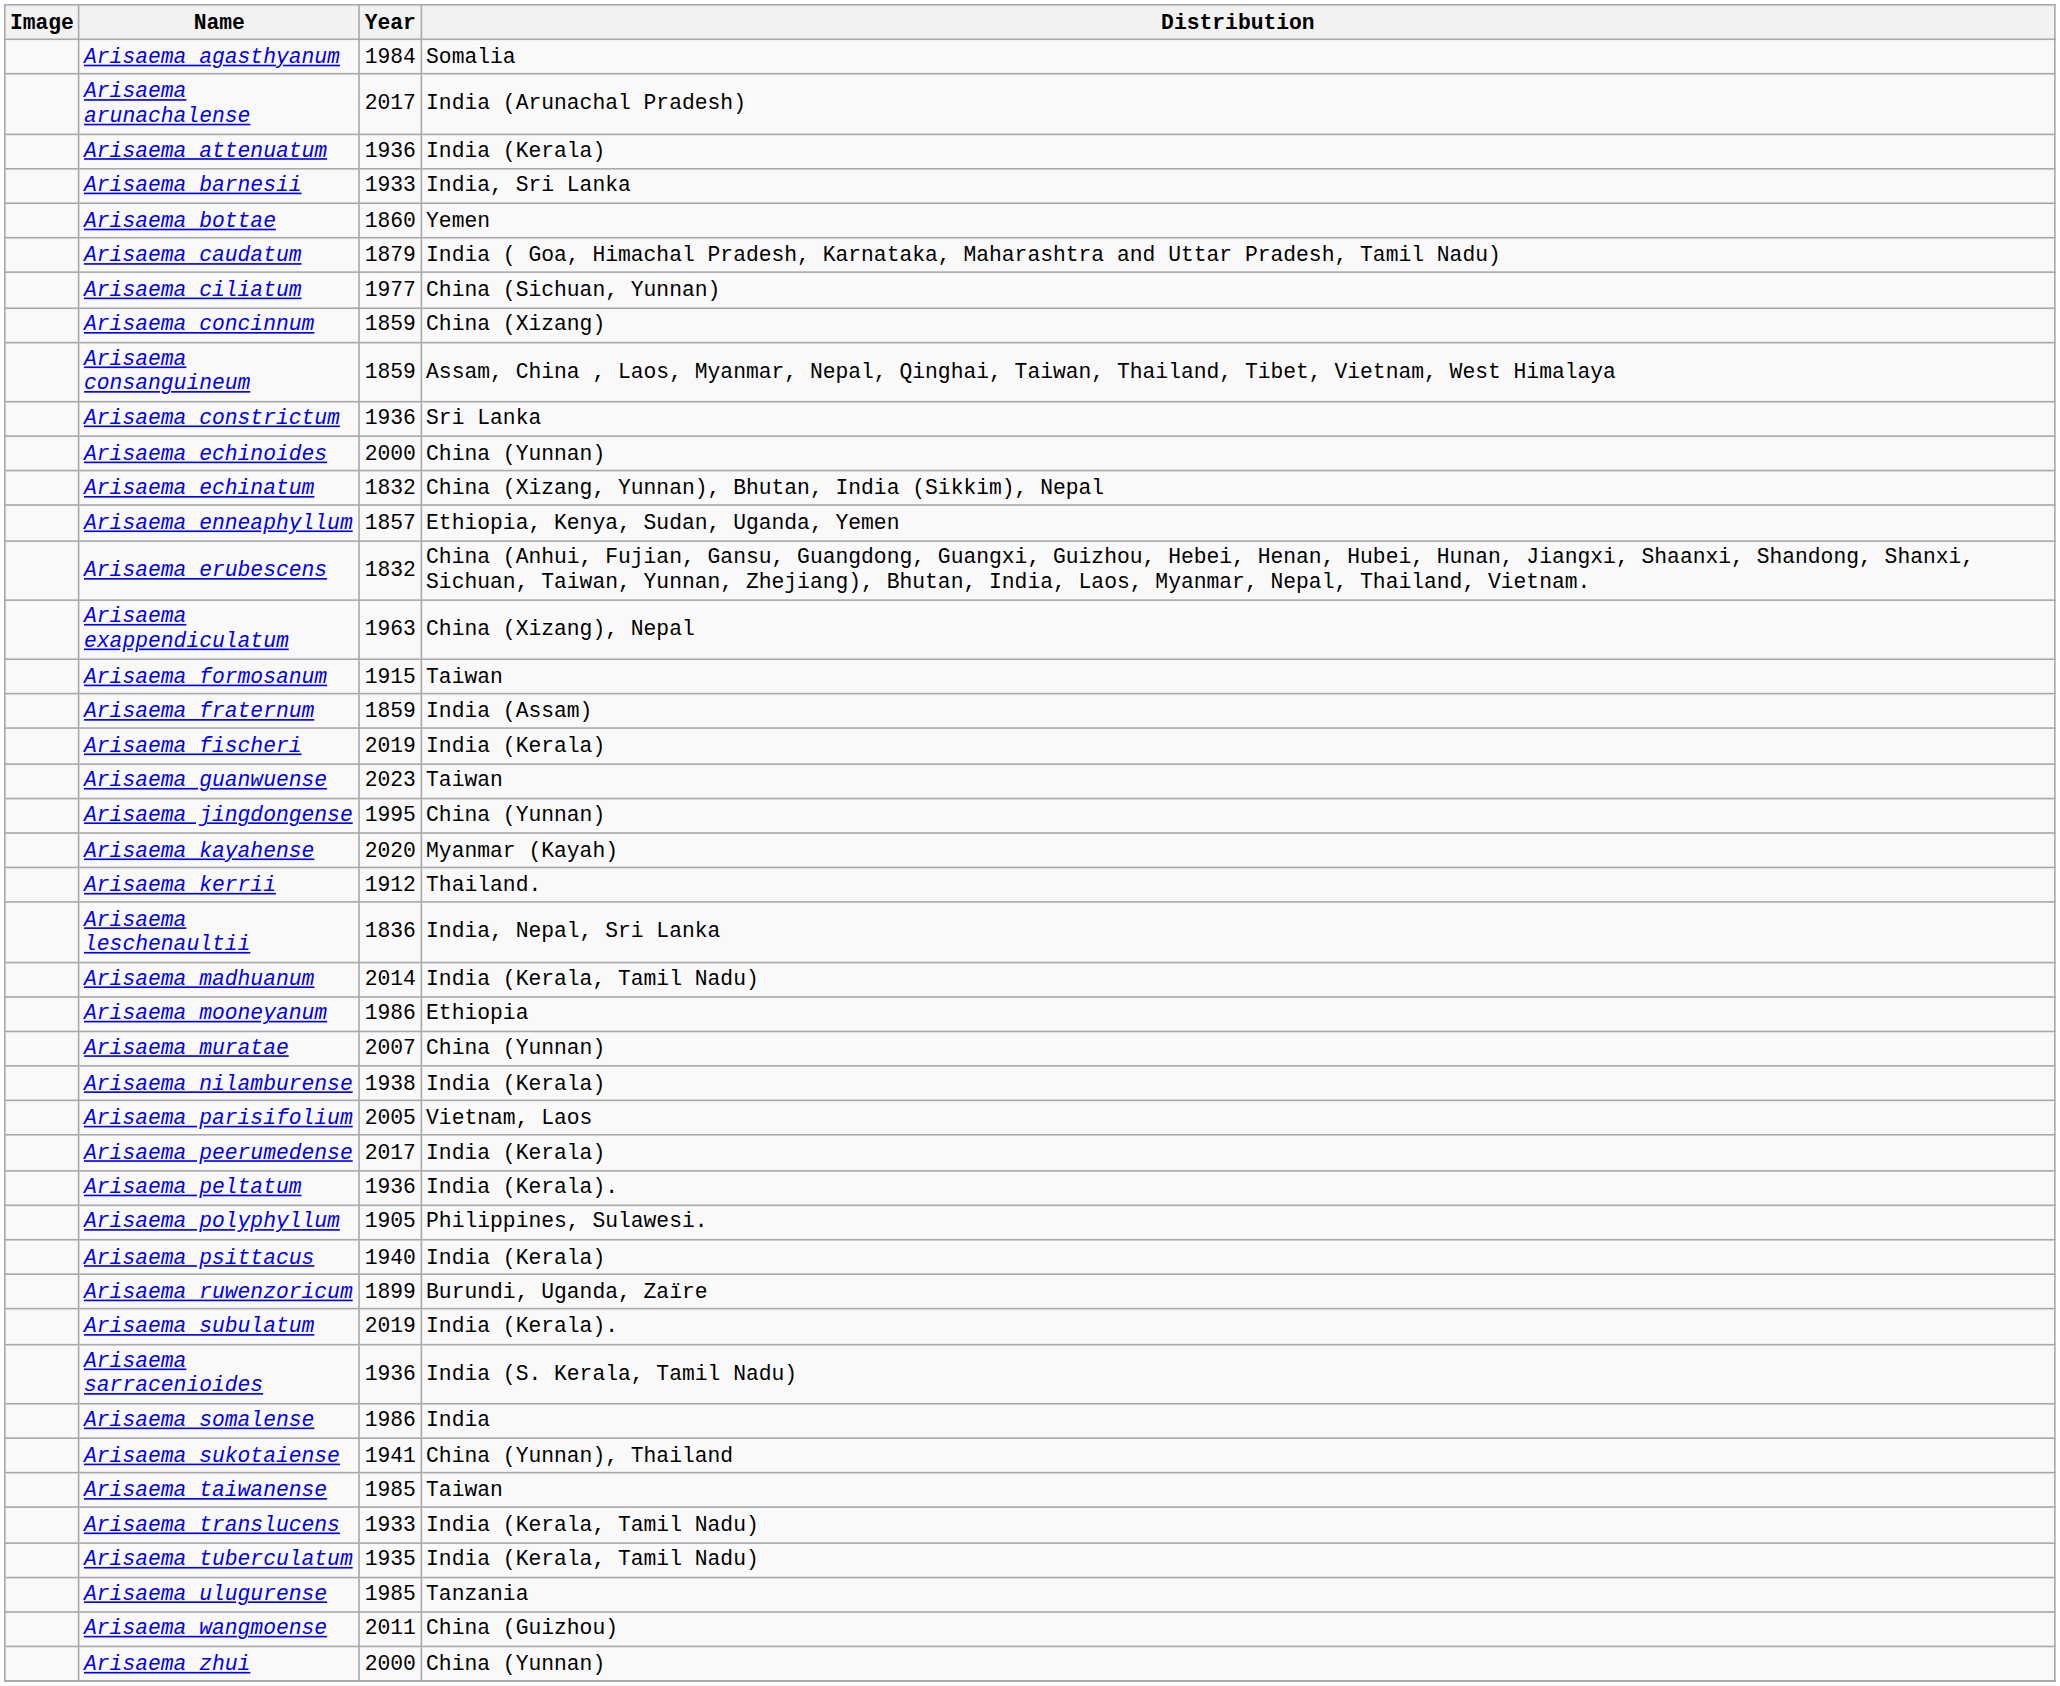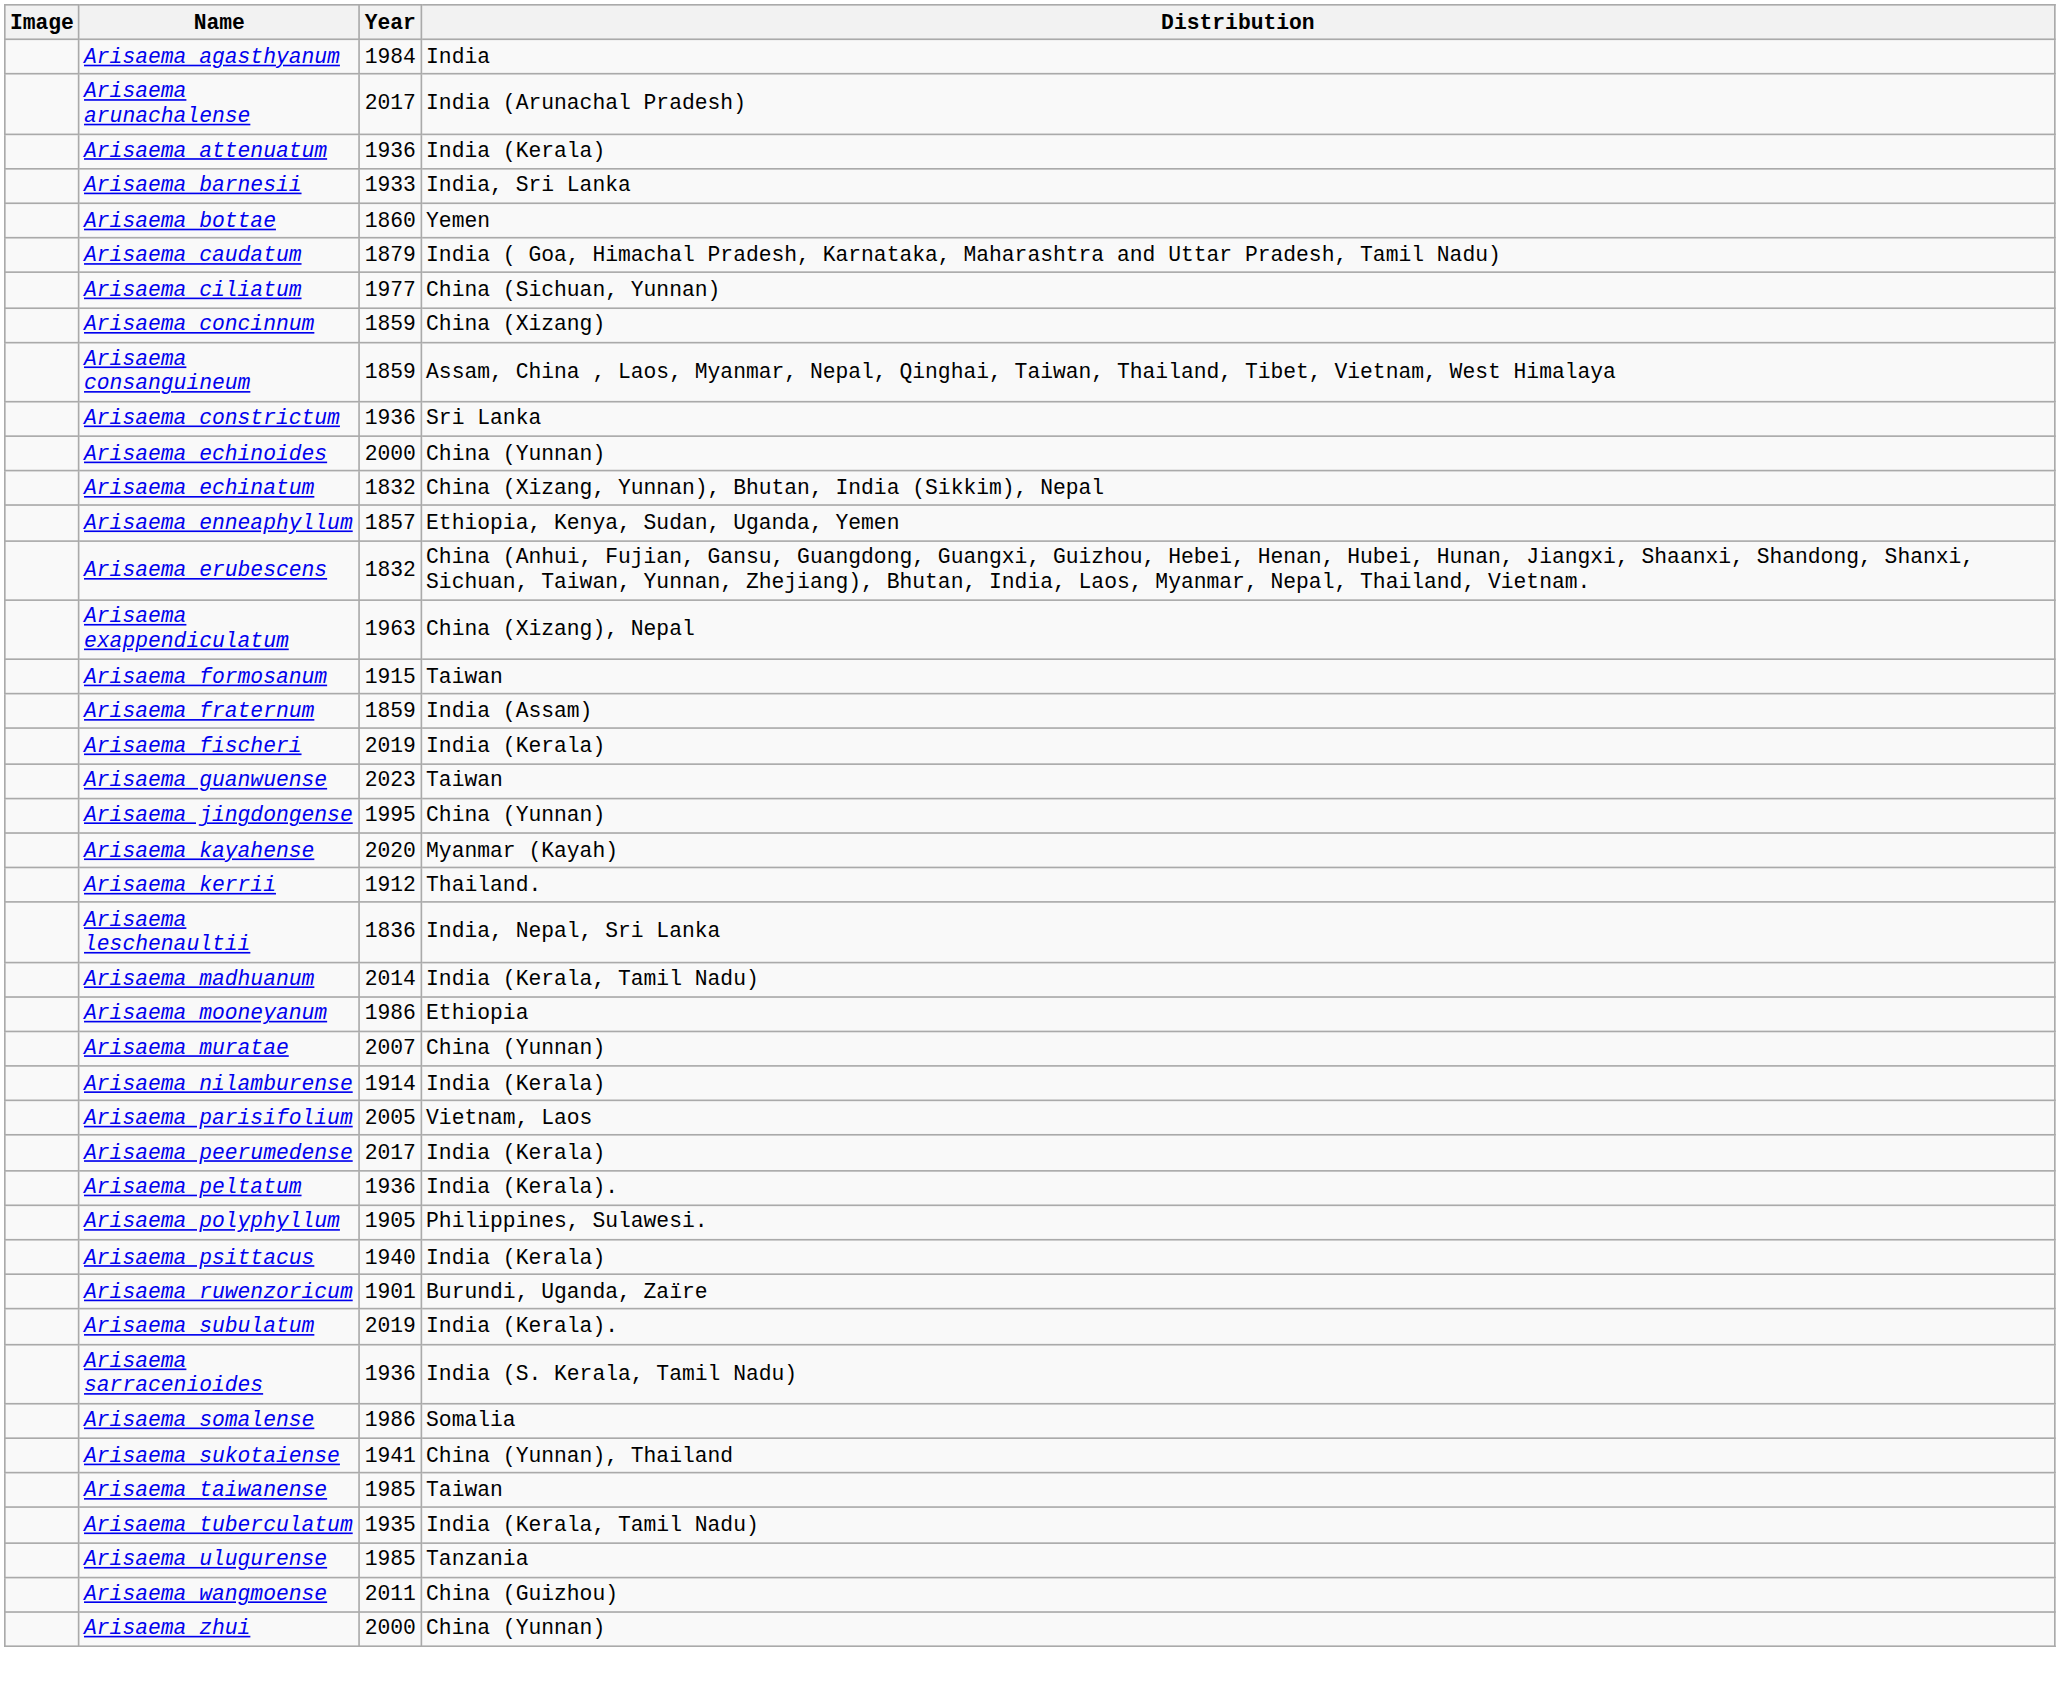(471, 57) Somalia -> (458, 57) India
(390, 1083) 1938 -> (390, 1083) 1914
(390, 1292) 1899 -> (390, 1292) 1901
(458, 1421) India -> (471, 1421) Somalia
- row: (212, 1525)
